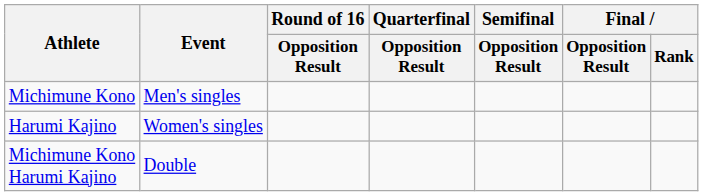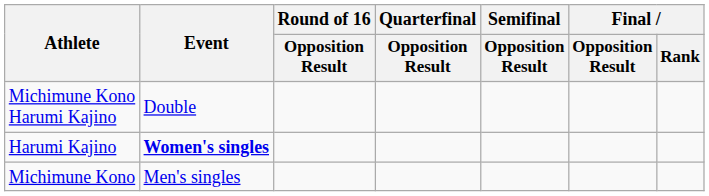rows swapped: (72, 96) <-> (72, 166)
(203, 126) normal -> (206, 147) bold
